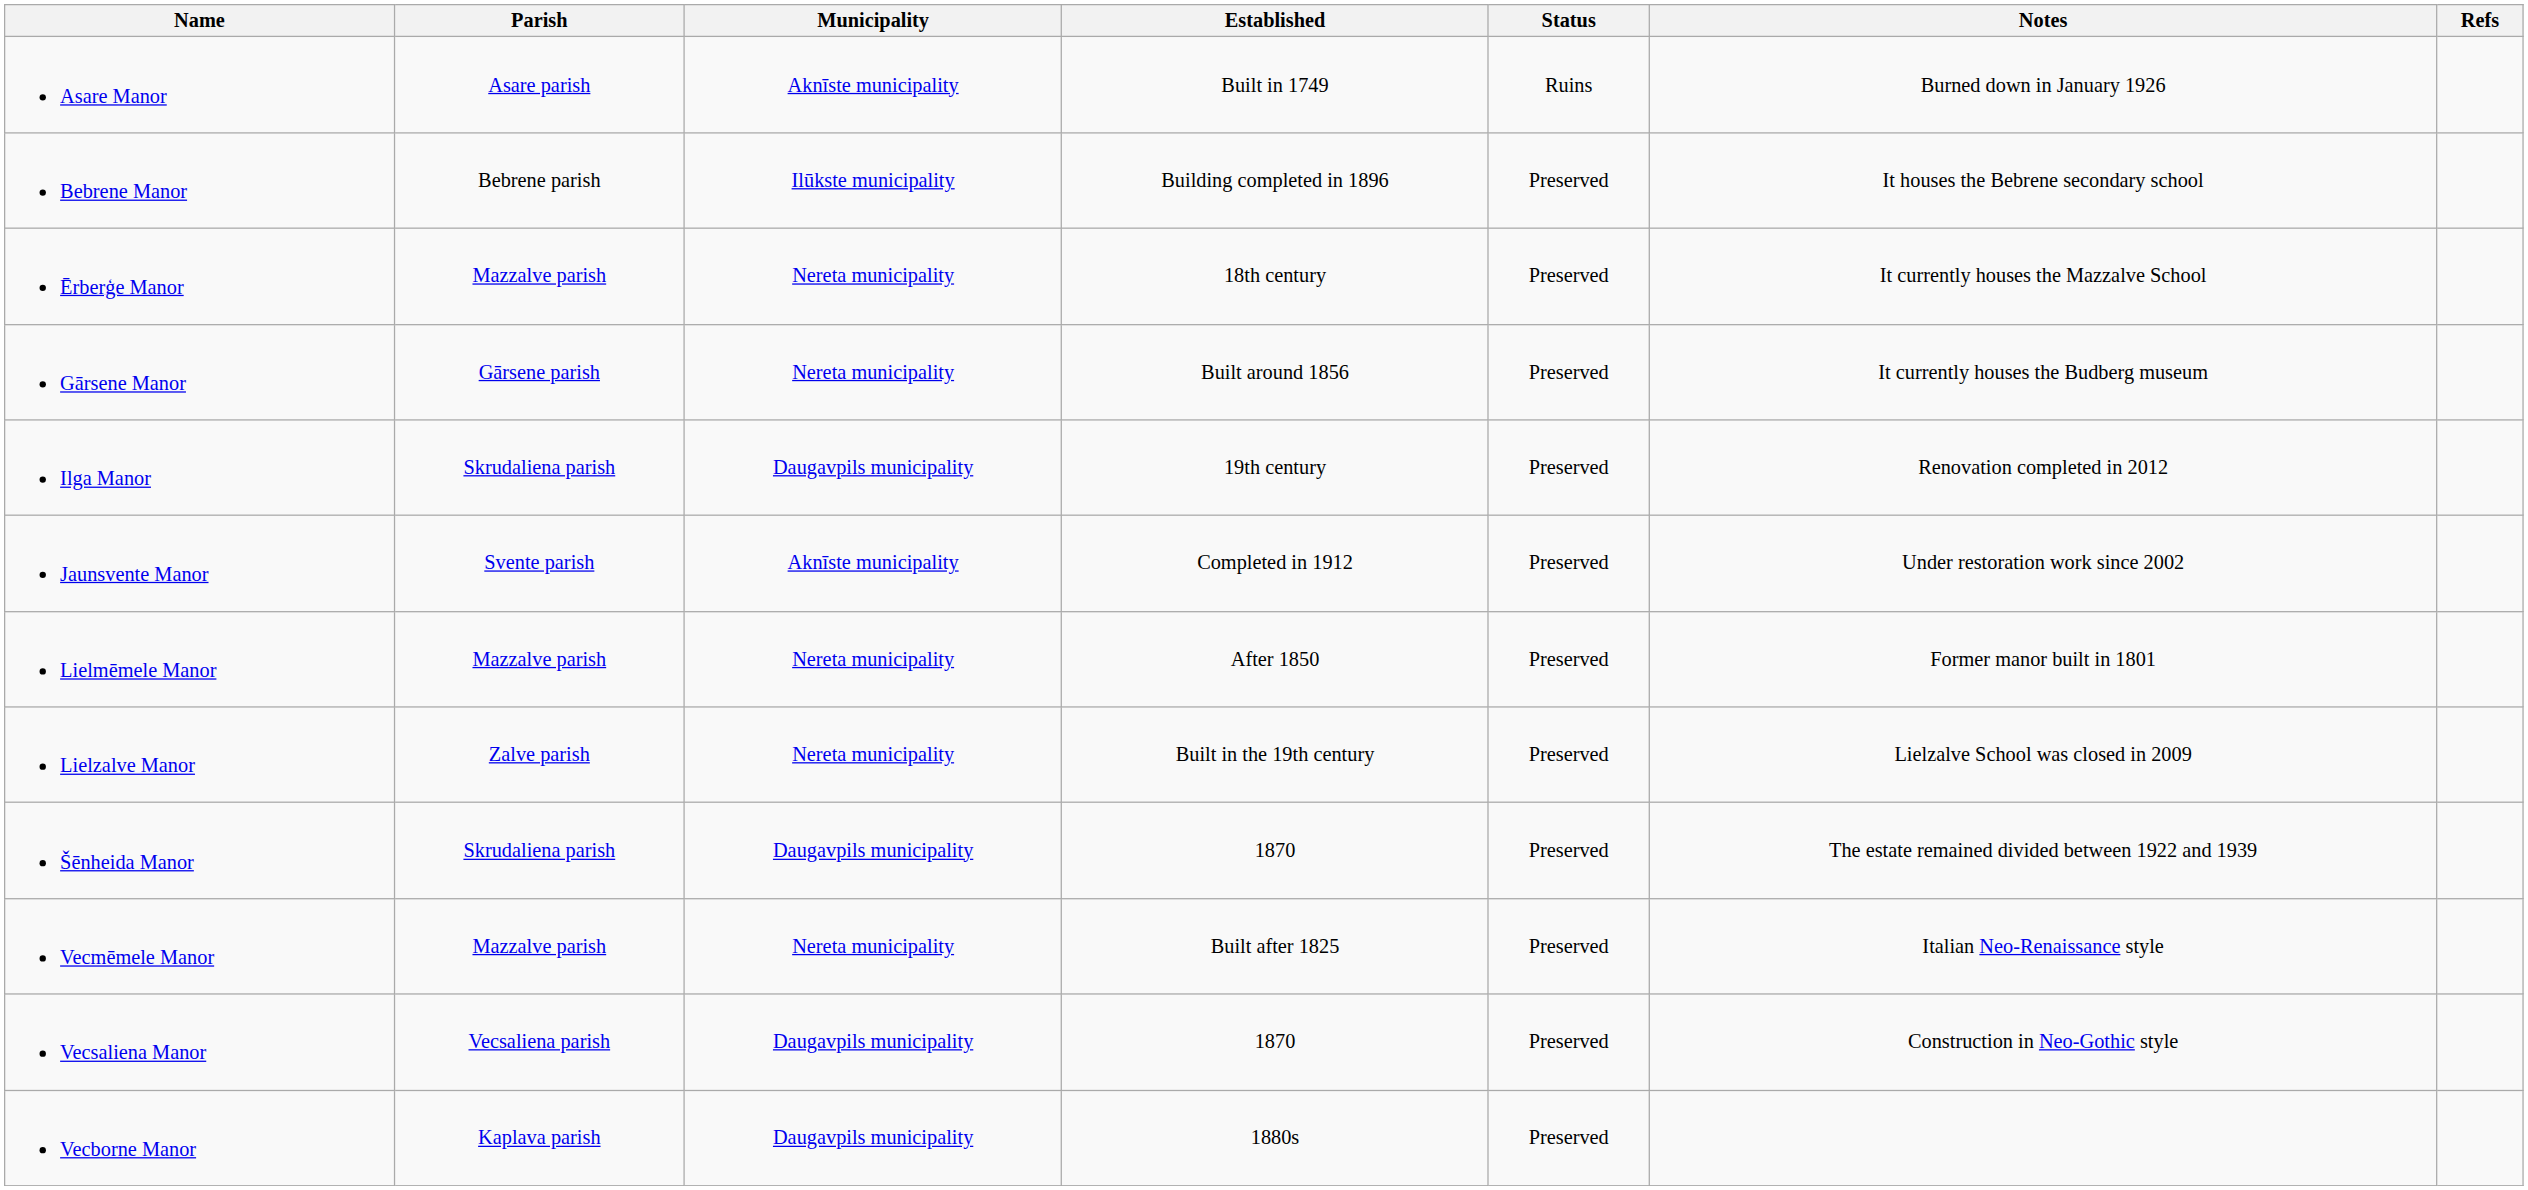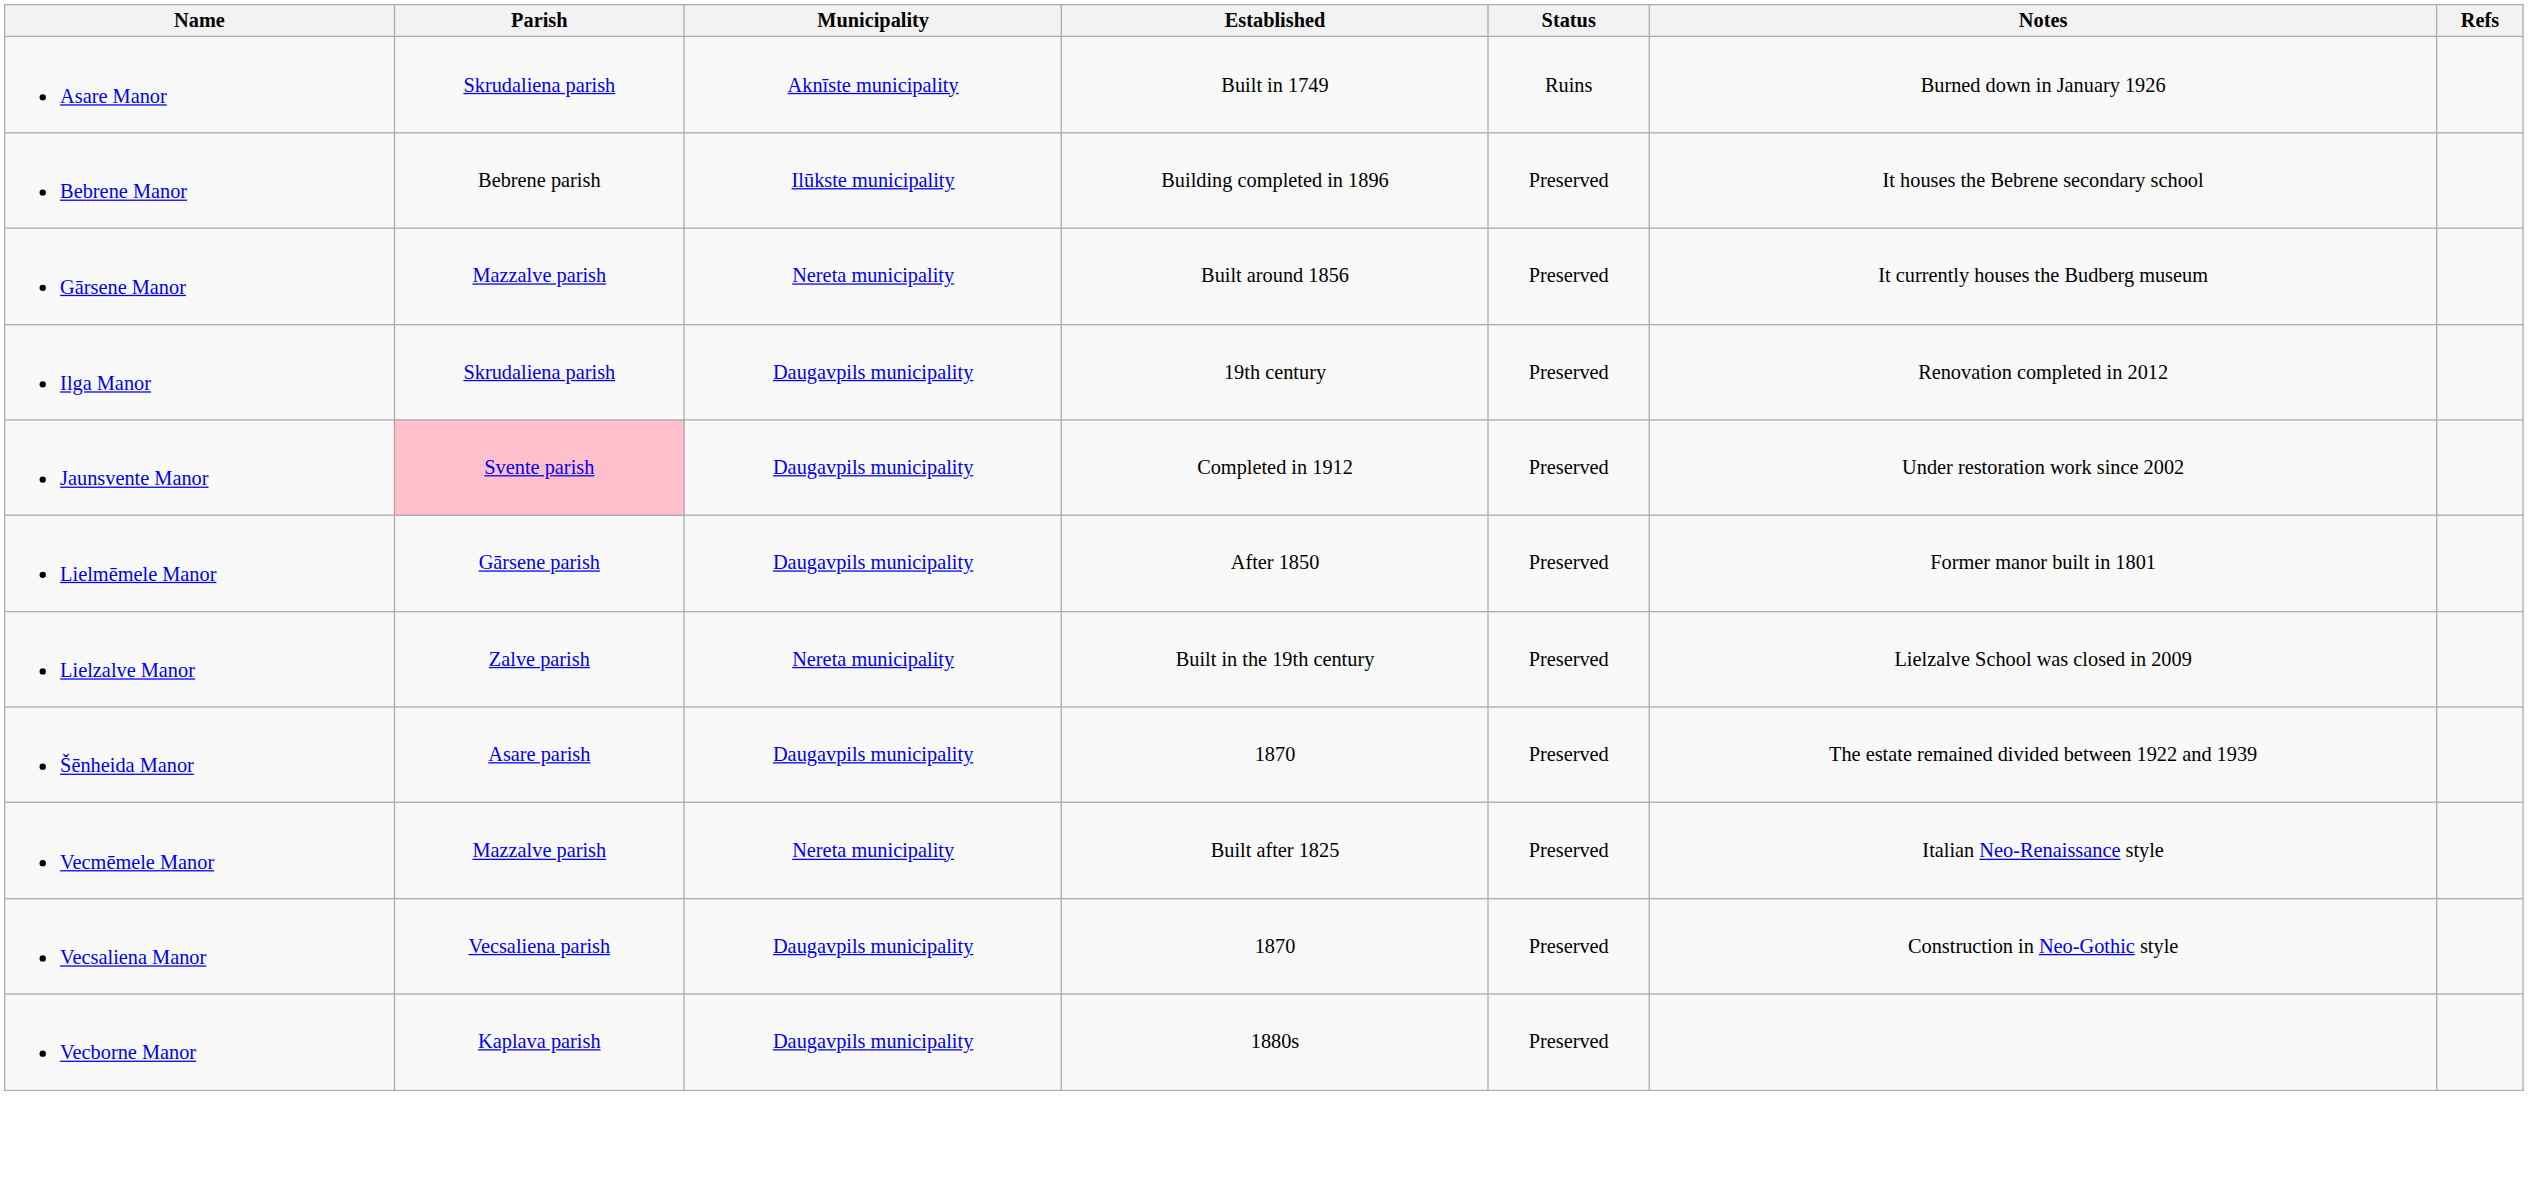(539, 84) Asare parish -> (539, 84) Skrudaliena parish
- row: (199, 288)
(539, 371) Gārsene parish -> (539, 276) Mazzalve parish
(539, 563) no background -> (539, 467) pink background
(873, 563) Aknīste municipality -> (873, 467) Daugavpils municipality
(539, 658) Mazzalve parish -> (539, 563) Gārsene parish
(873, 658) Nereta municipality -> (873, 563) Daugavpils municipality
(539, 850) Skrudaliena parish -> (539, 754) Asare parish
